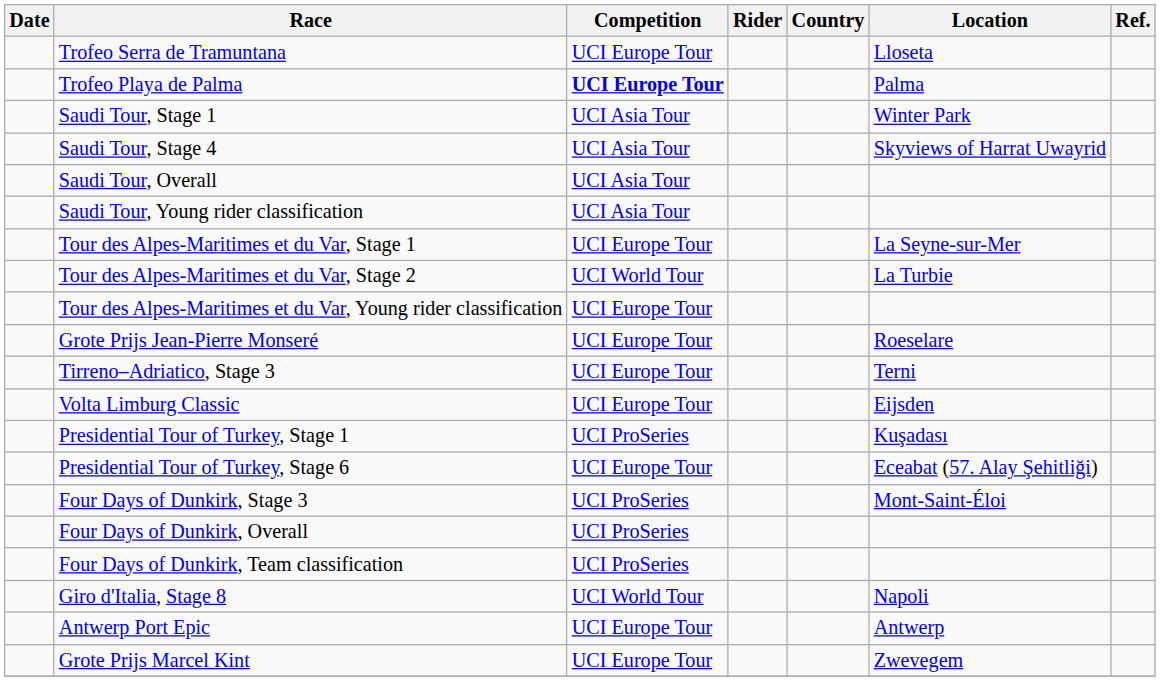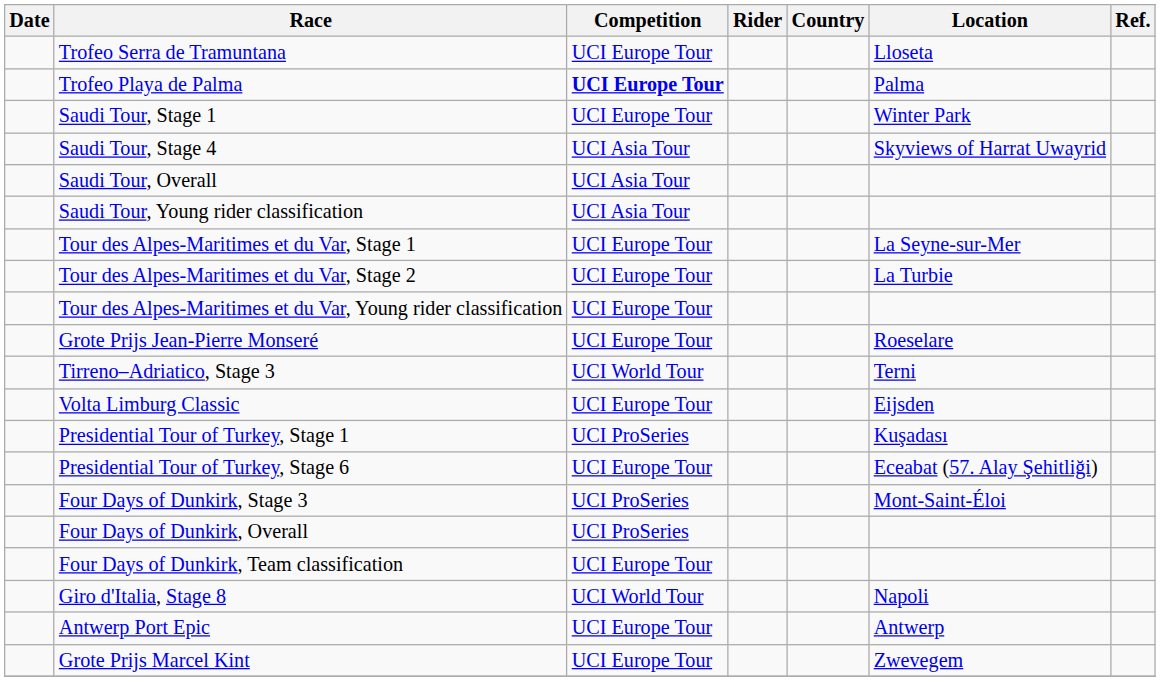(631, 116) UCI Asia Tour -> (642, 116) UCI Europe Tour
(638, 276) UCI World Tour -> (642, 276) UCI Europe Tour
(642, 372) UCI Europe Tour -> (638, 372) UCI World Tour
(630, 564) UCI ProSeries -> (642, 564) UCI Europe Tour
